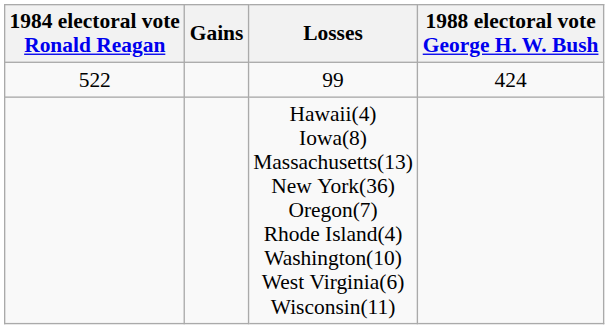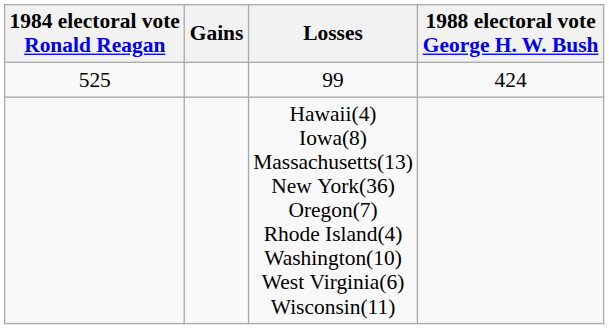(95, 79) 522 -> (95, 79) 525
